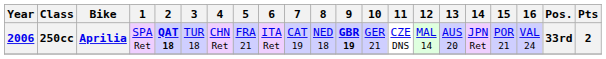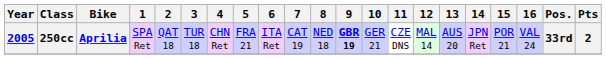(21, 39) 2006 -> (21, 39) 2005
(168, 39) bold -> (168, 39) normal
